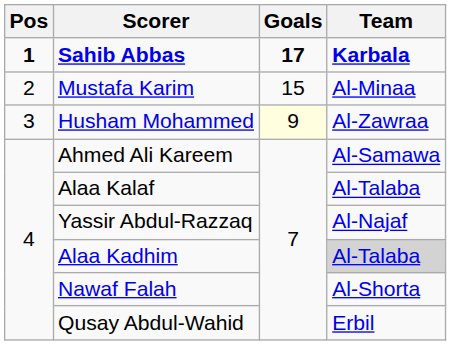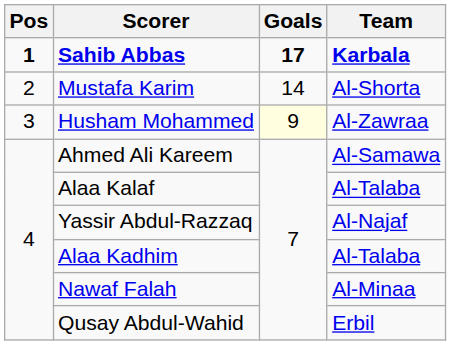(293, 88) 15 -> (293, 88) 14
(374, 88) Al-Minaa -> (376, 88) Al-Shorta
(376, 255) lightgrey background -> (376, 255) no background
(376, 289) Al-Shorta -> (374, 289) Al-Minaa
